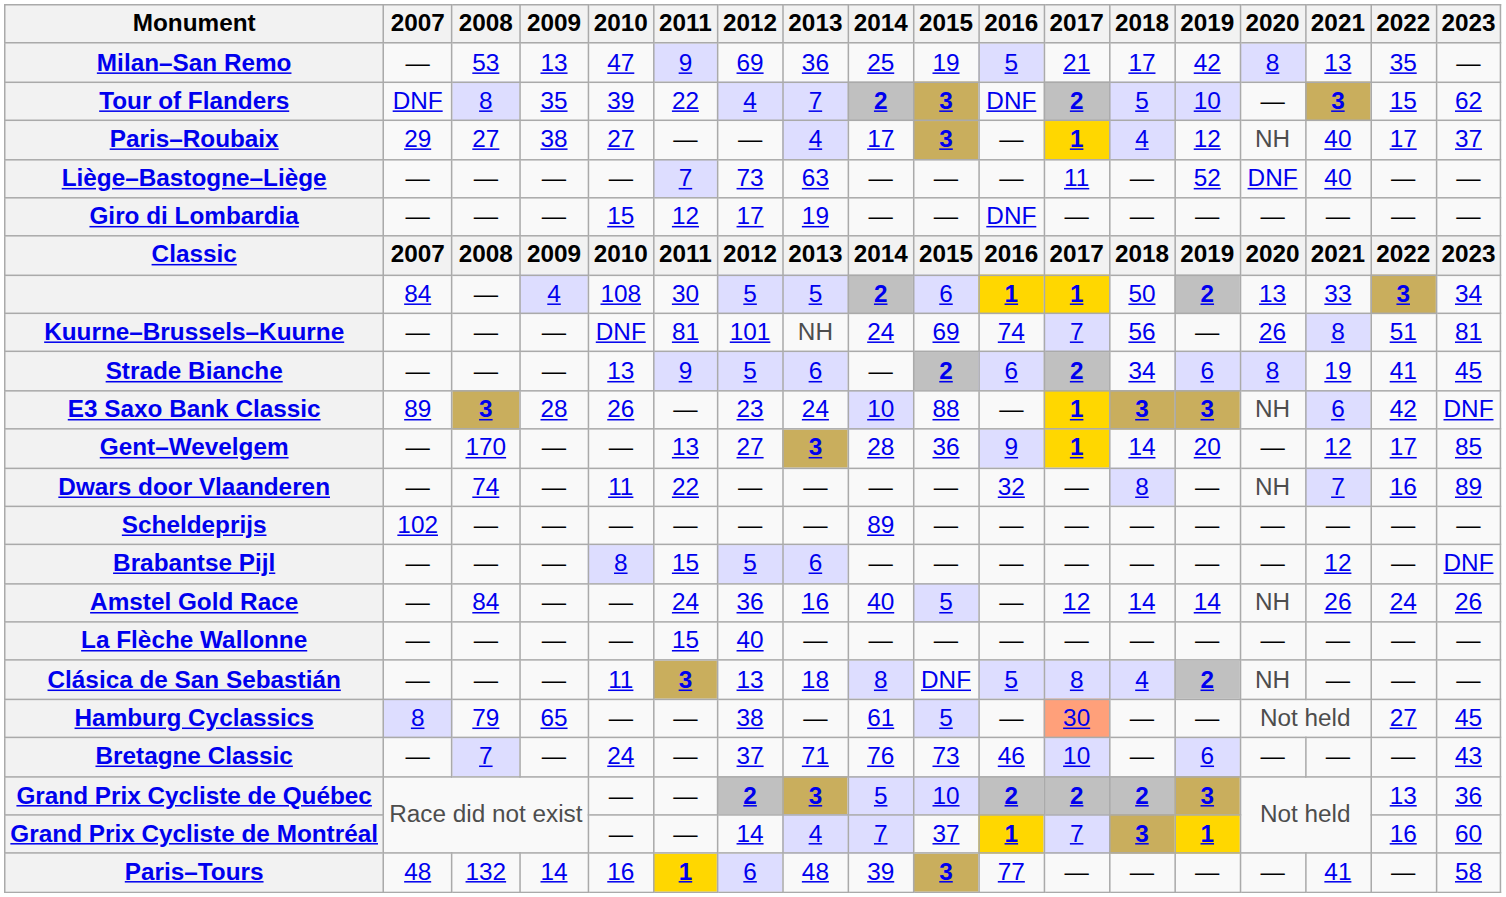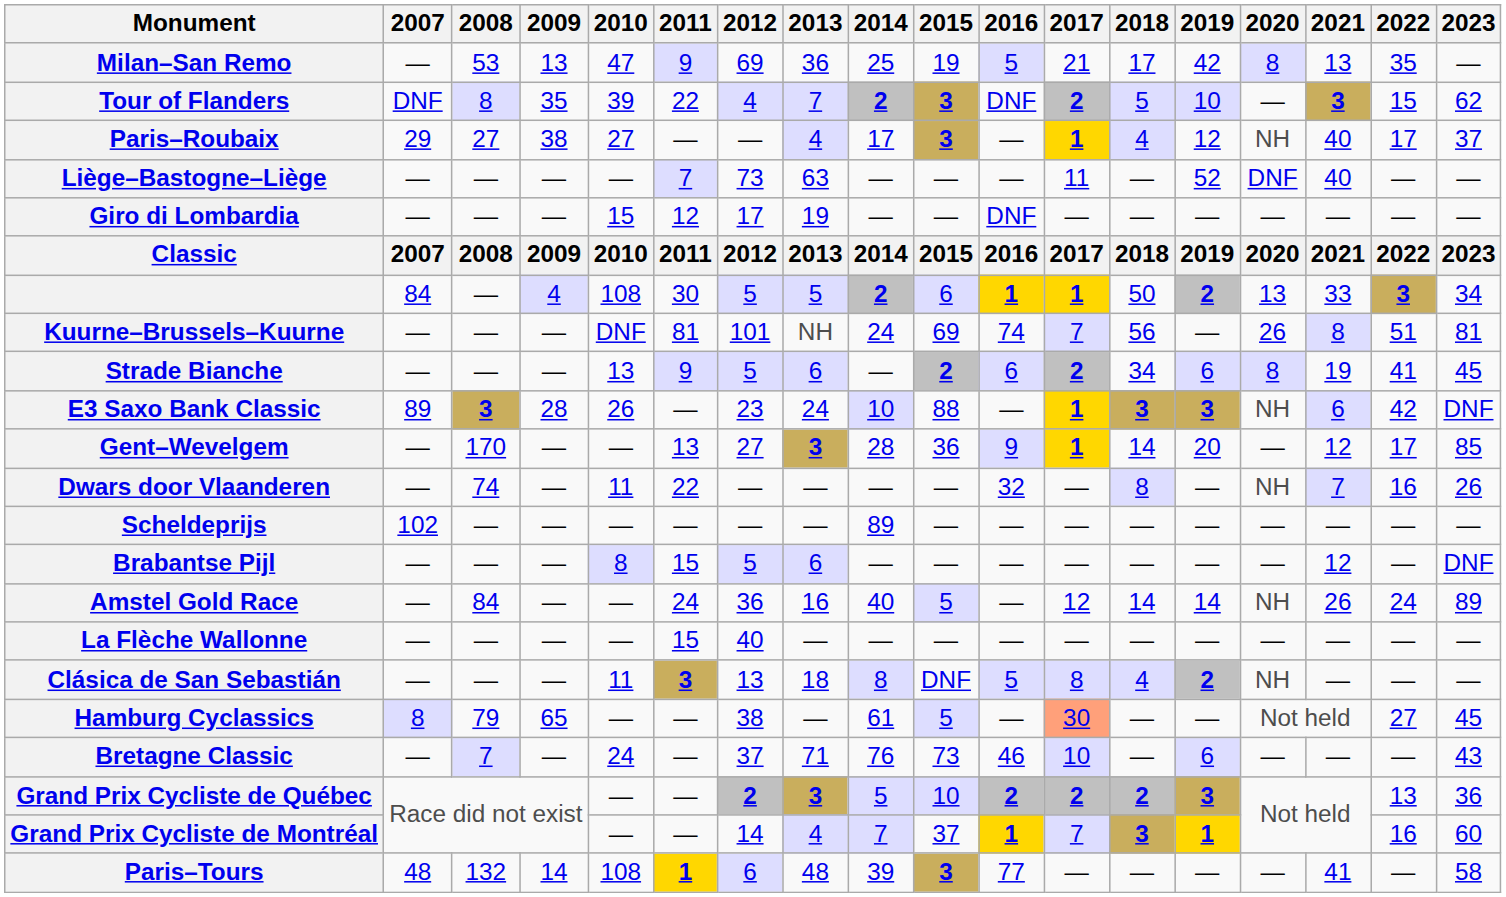(1469, 486) 89 -> (1469, 486) 26
(1469, 602) 26 -> (1469, 602) 89
(621, 872) 16 -> (621, 872) 108
